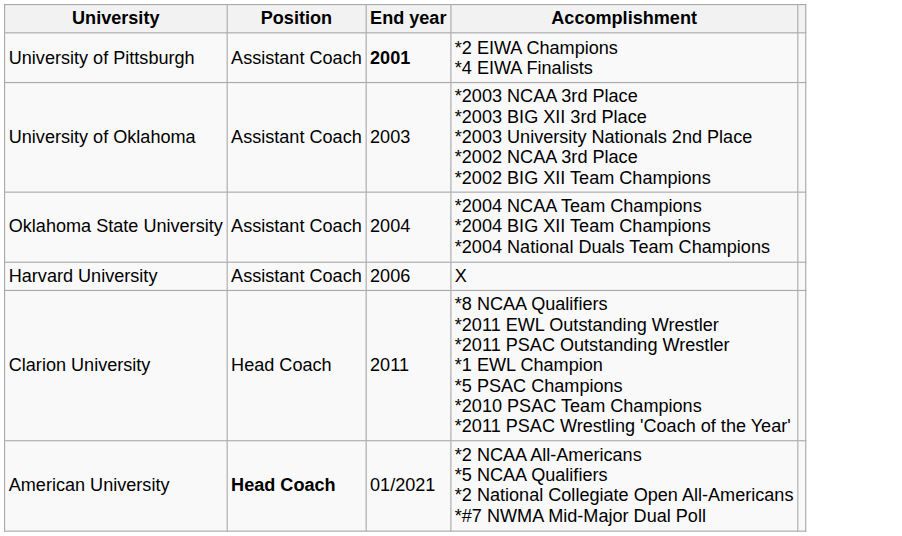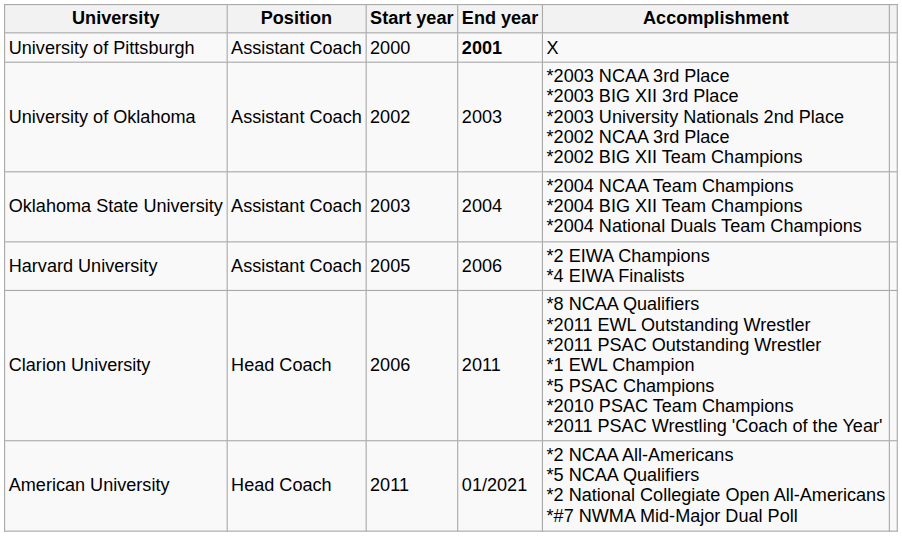+ column: (412, 18)
(536, 57) *2 EIWA Champions *4 EIWA Finalists -> (553, 47) X
(461, 275) X -> (628, 265) *2 EIWA Champions *4 EIWA Finalists
(283, 485) bold -> (281, 485) normal
